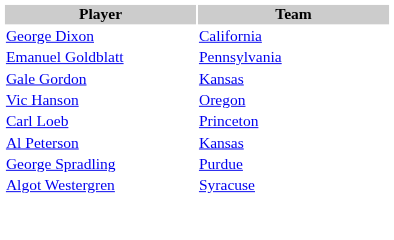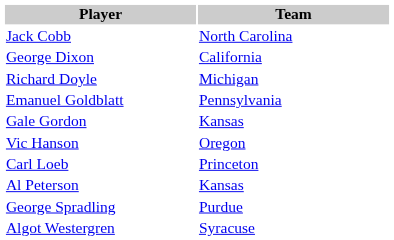+ row: (38, 35)
+ row: (51, 78)
